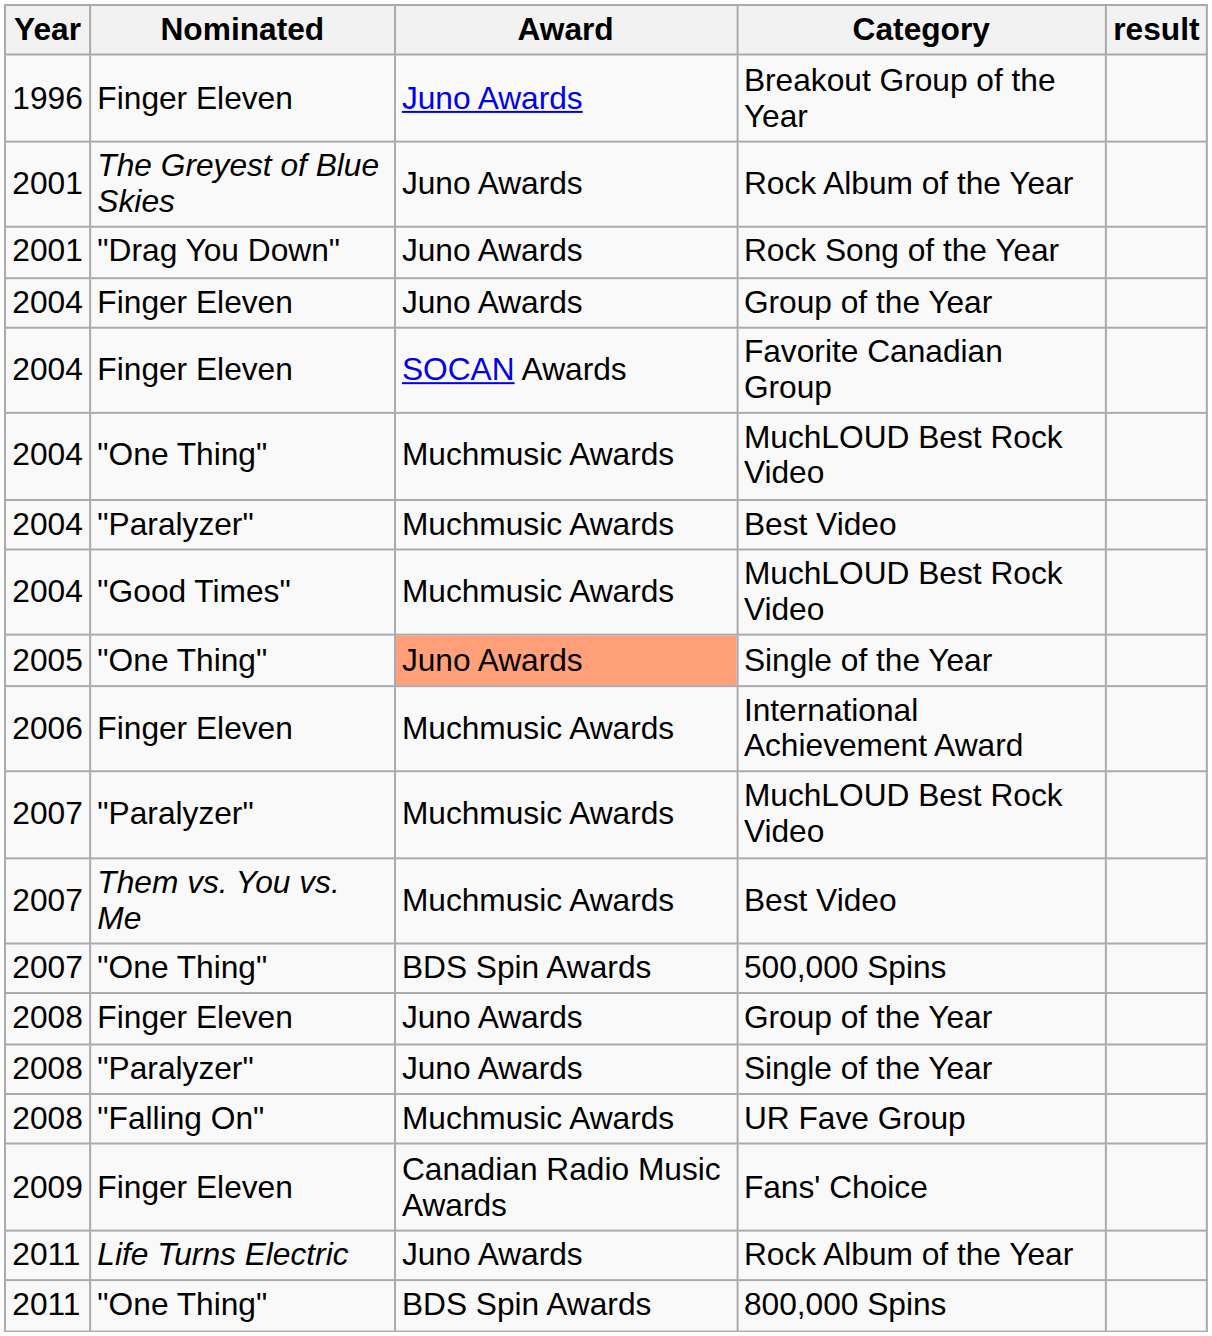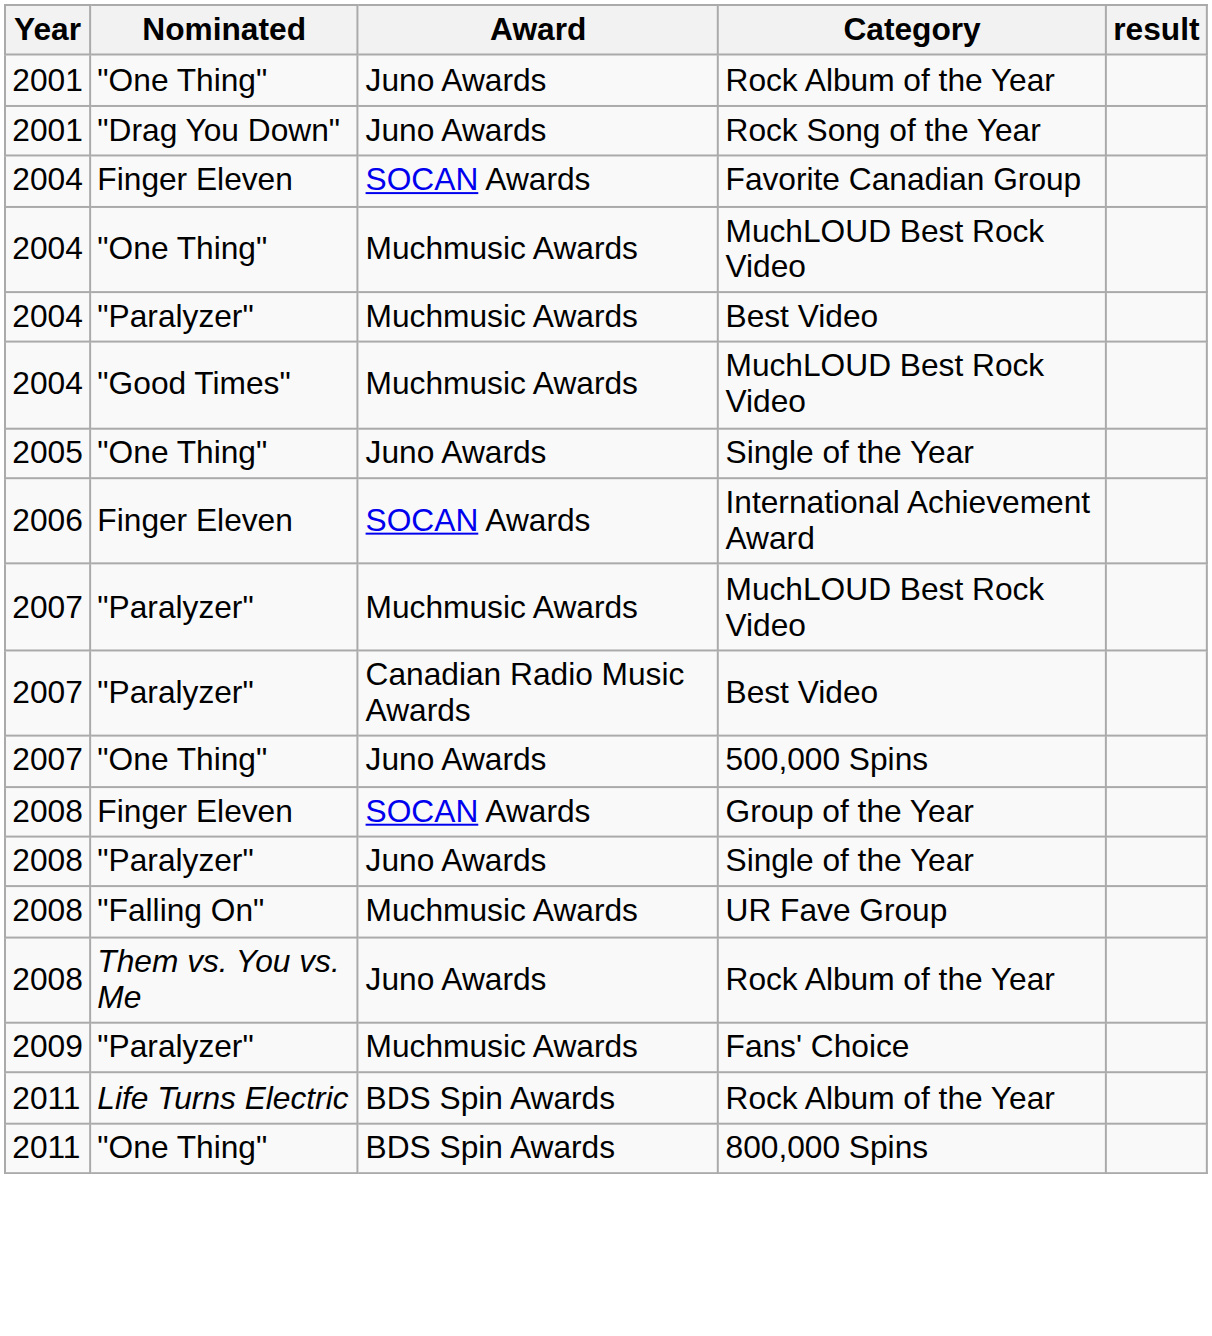- row: (48, 97)
(238, 183) The Greyest of Blue Skies -> (182, 79) "One Thing"
- row: (48, 301)
(492, 660) lightsalmon background -> (456, 452) no background
(538, 728) Muchmusic Awards -> (478, 520) SOCAN Awards
(219, 899) Them vs. You vs. Me -> (176, 692) "Paralyzer"
(538, 899) Muchmusic Awards -> (525, 692) Canadian Radio Music Awards
(527, 967) BDS Spin Awards -> (456, 760) Juno Awards
(492, 1018) Juno Awards -> (478, 810) SOCAN Awards
+ row: (48, 979)
(195, 1186) Finger Eleven -> (176, 1047) "Paralyzer"
(561, 1186) Canadian Radio Music Awards -> (502, 1047) Muchmusic Awards
(492, 1254) Juno Awards -> (490, 1097) BDS Spin Awards
